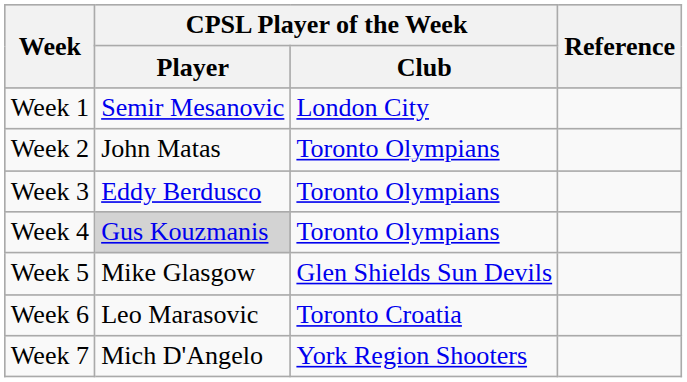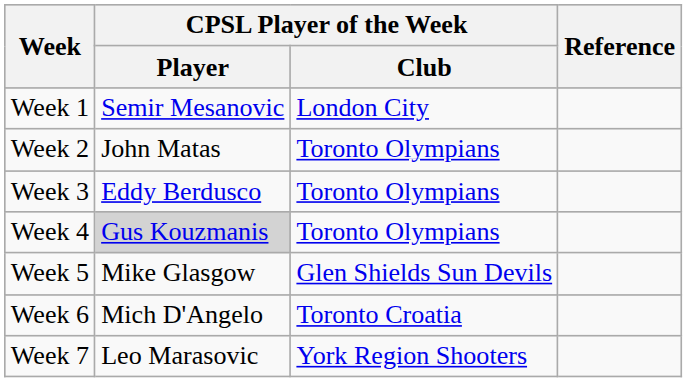(180, 314) Leo Marasovic -> (182, 314) Mich D'Angelo
(182, 356) Mich D'Angelo -> (180, 356) Leo Marasovic
